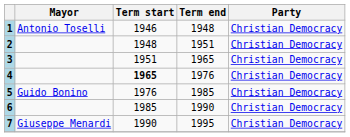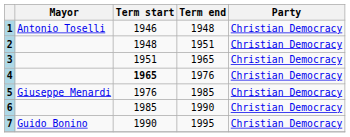(52, 92) Guido Bonino -> (64, 92) Giuseppe Menardi
(64, 124) Giuseppe Menardi -> (52, 124) Guido Bonino
